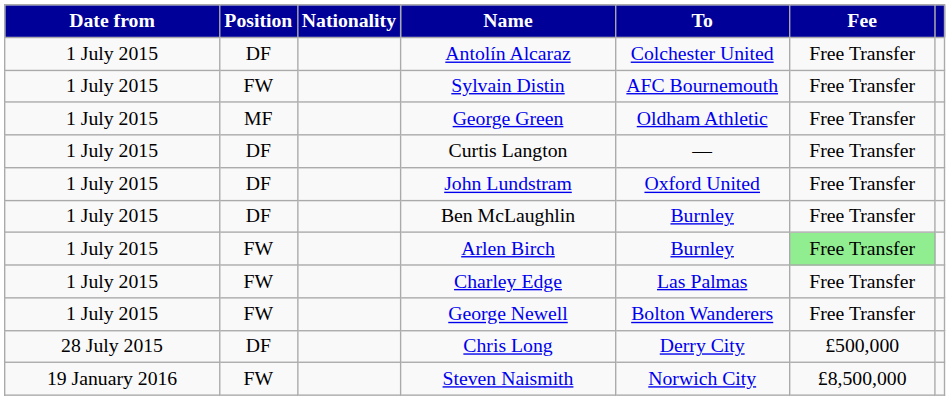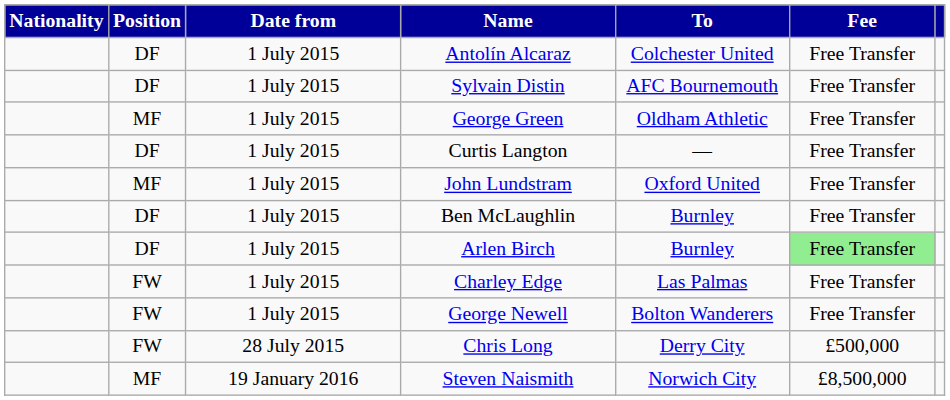columns swapped: (112, 21) <-> (349, 21)
(258, 86) FW -> (147, 86) DF
(258, 183) DF -> (147, 183) MF
(258, 248) FW -> (147, 248) DF
(258, 346) DF -> (147, 346) FW
(258, 379) FW -> (147, 379) MF
